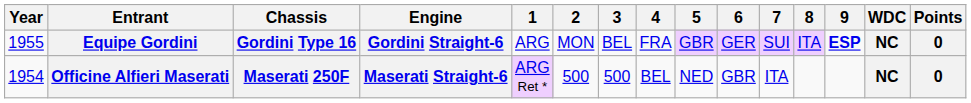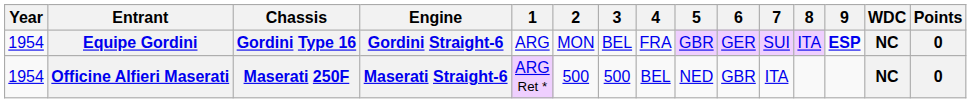(26, 43) 1955 -> (26, 43) 1954
